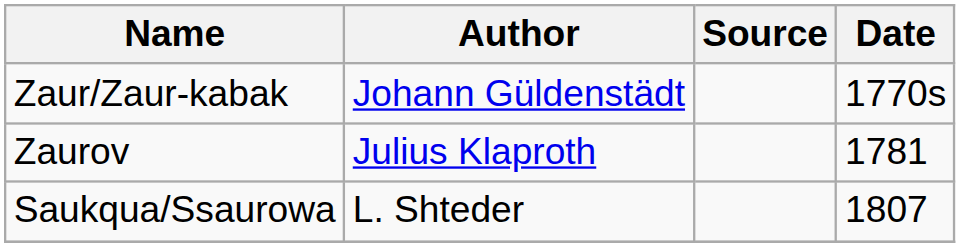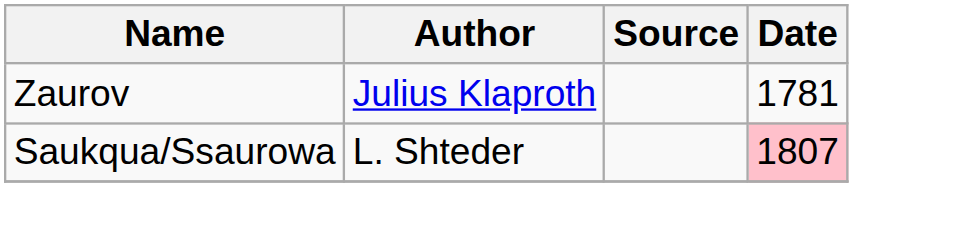- row: (151, 92)
(886, 210) no background -> (798, 151) pink background
